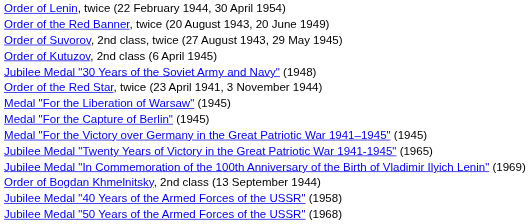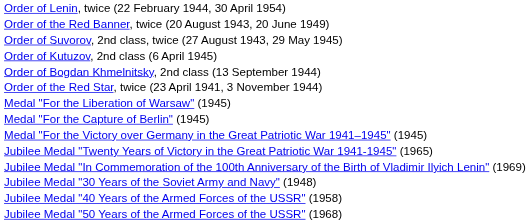rows swapped: (162, 183) <-> (160, 72)
